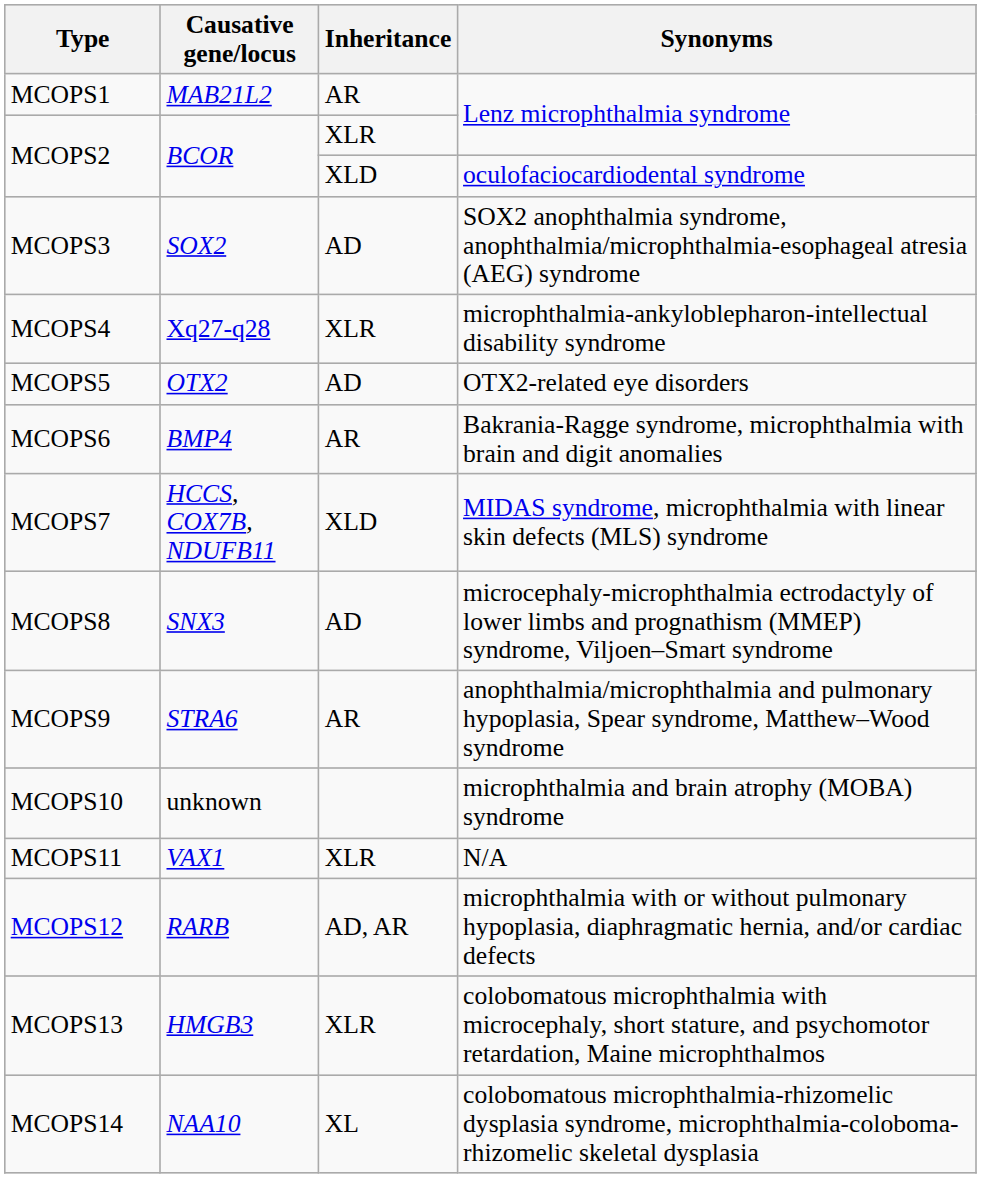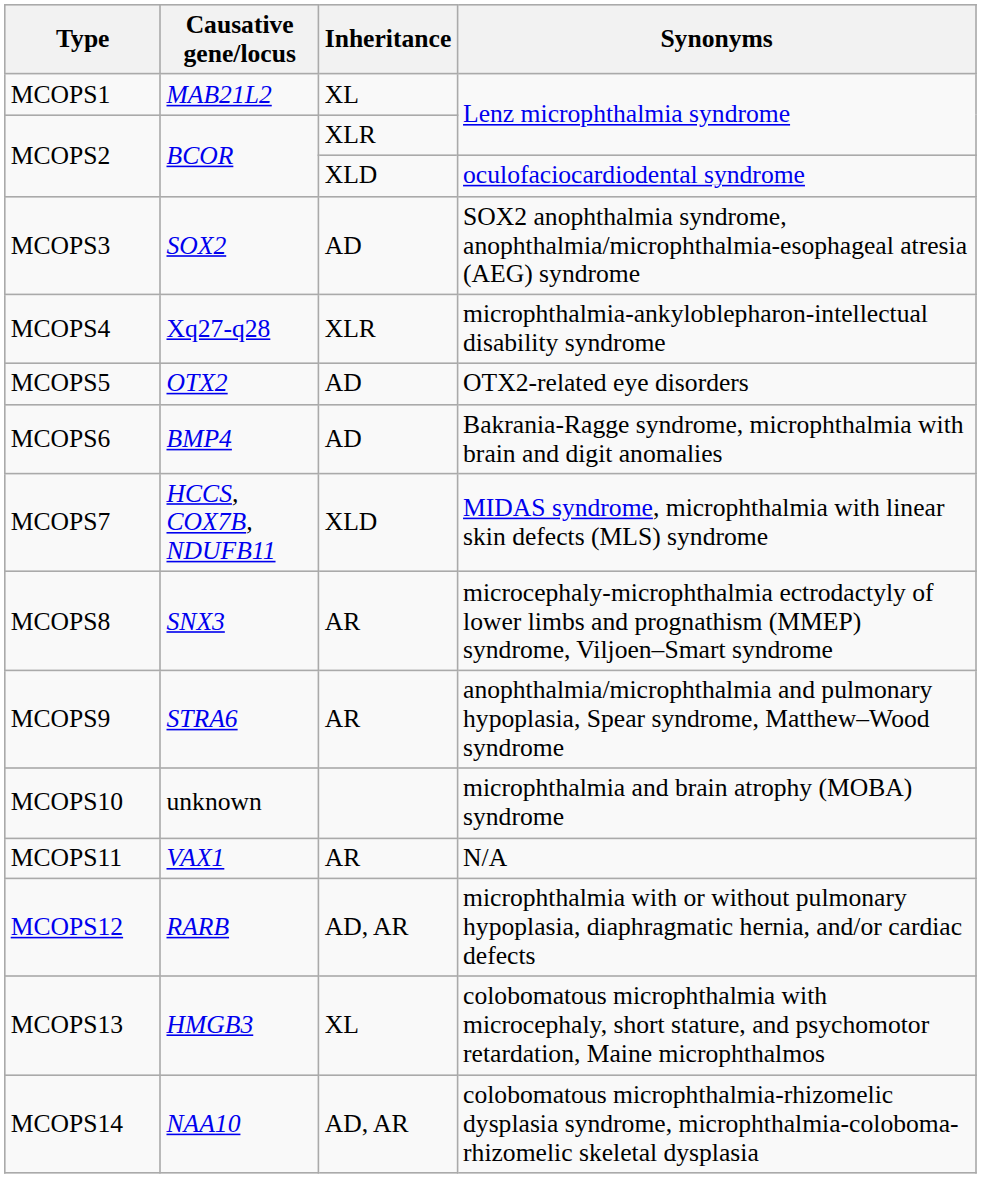(342, 94) AR -> (342, 94) XL
(342, 438) AR -> (343, 438) AD
(343, 620) AD -> (342, 620) AR
(350, 857) XLR -> (342, 857) AR
(350, 1025) XLR -> (342, 1025) XL
(342, 1123) XL -> (367, 1123) AD, AR
